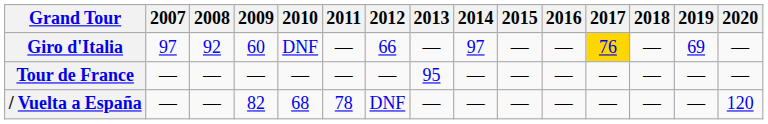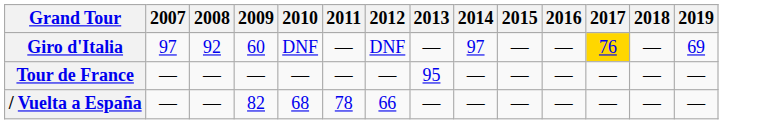- column: (740, 18)
(387, 47) 66 -> (387, 47) DNF
(387, 103) DNF -> (387, 103) 66
